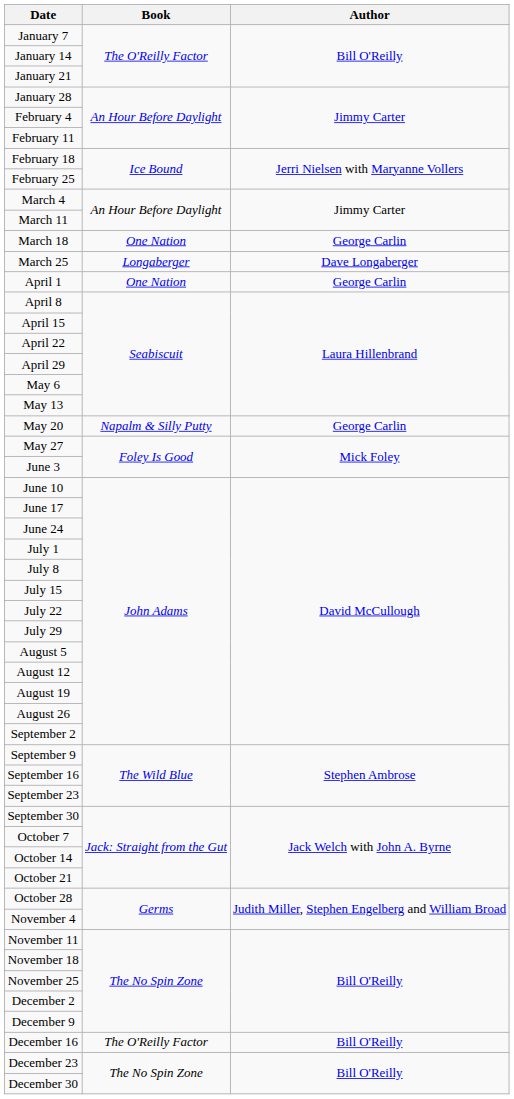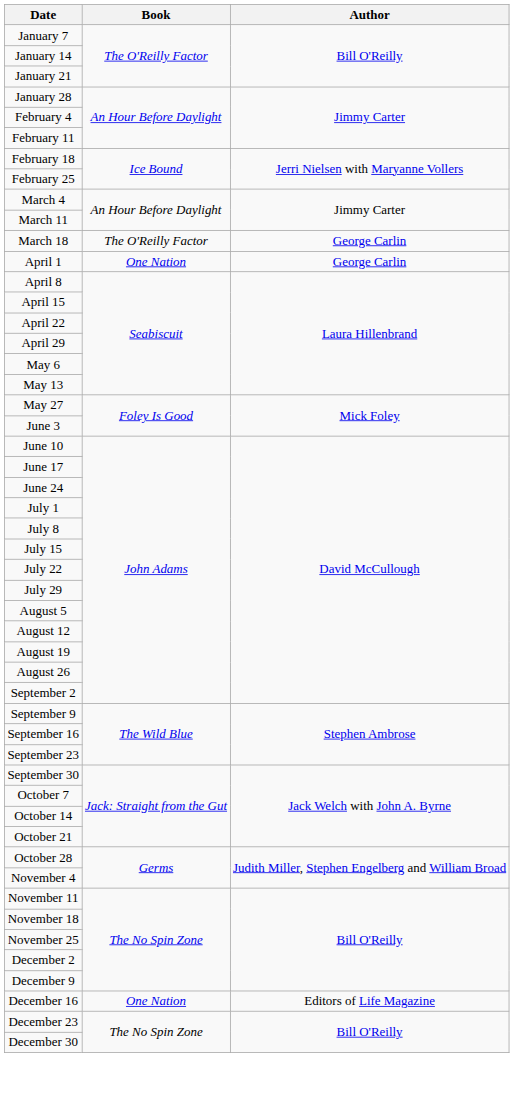(156, 240) One Nation -> (156, 240) The O'Reilly Factor
- row: (43, 261)
- row: (43, 425)
(156, 1042) The O'Reilly Factor -> (156, 1001) One Nation
(370, 1042) Bill O'Reilly -> (370, 1001) Editors of Life Magazine
